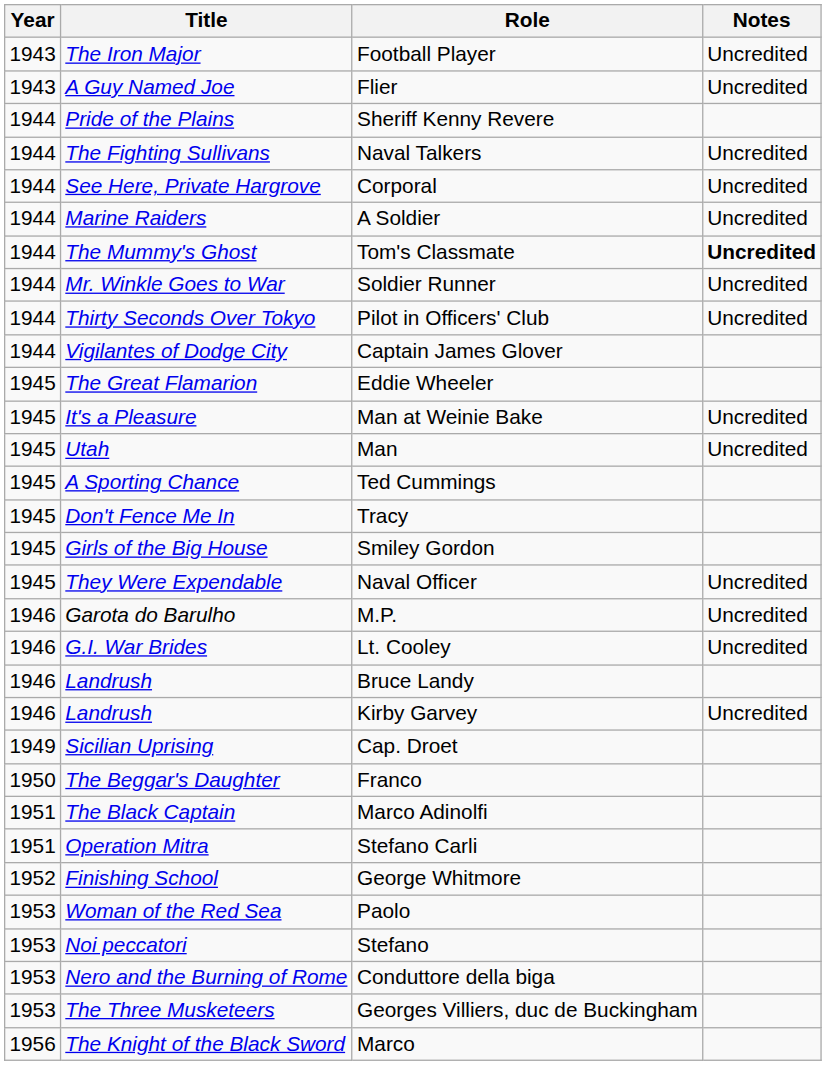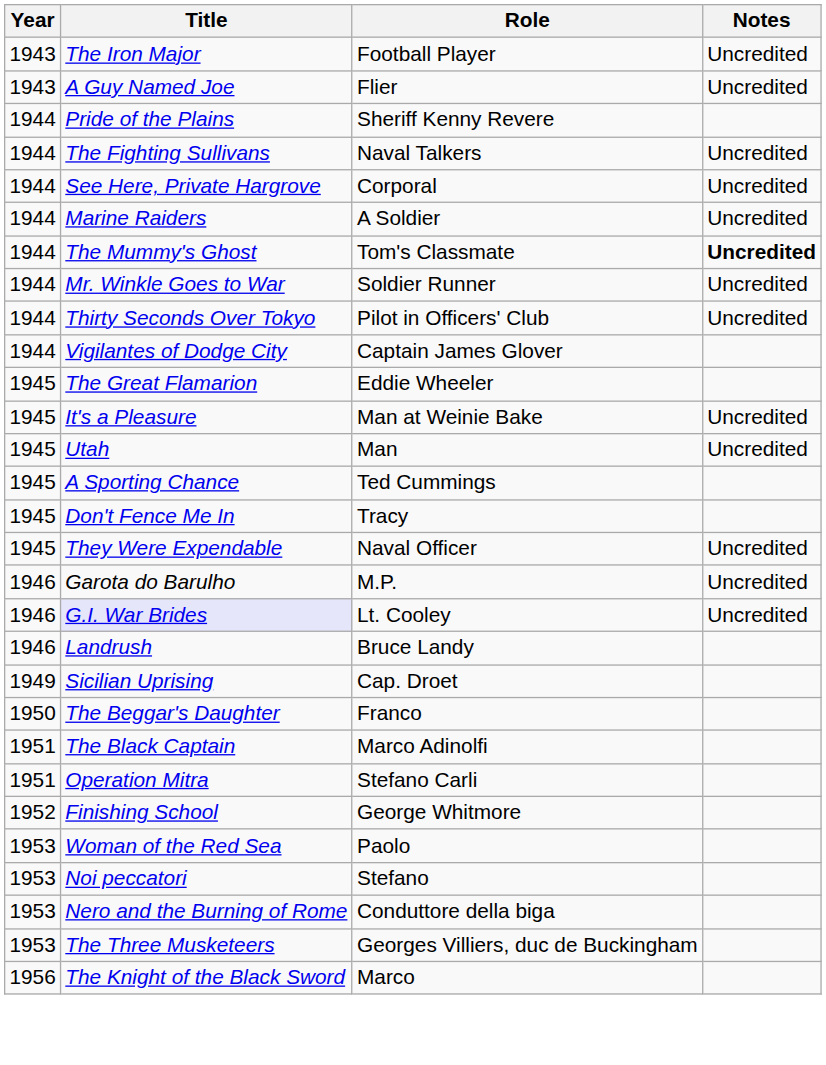- row: (426, 548)
(136, 647) no background -> (136, 614) lavender background
- row: (417, 713)
